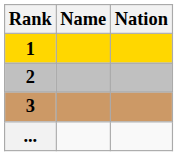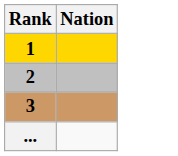- column: (83, 19)
